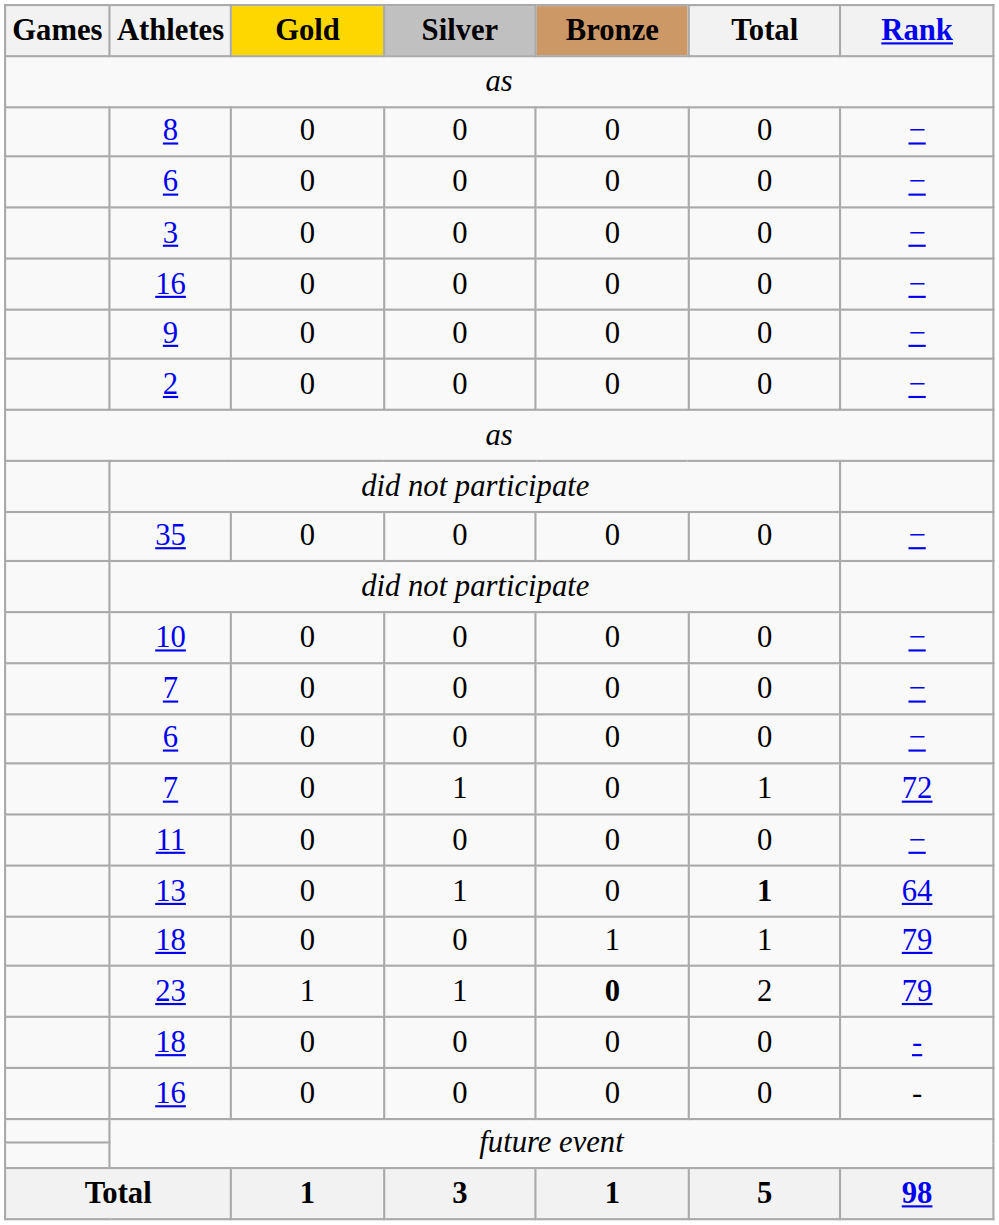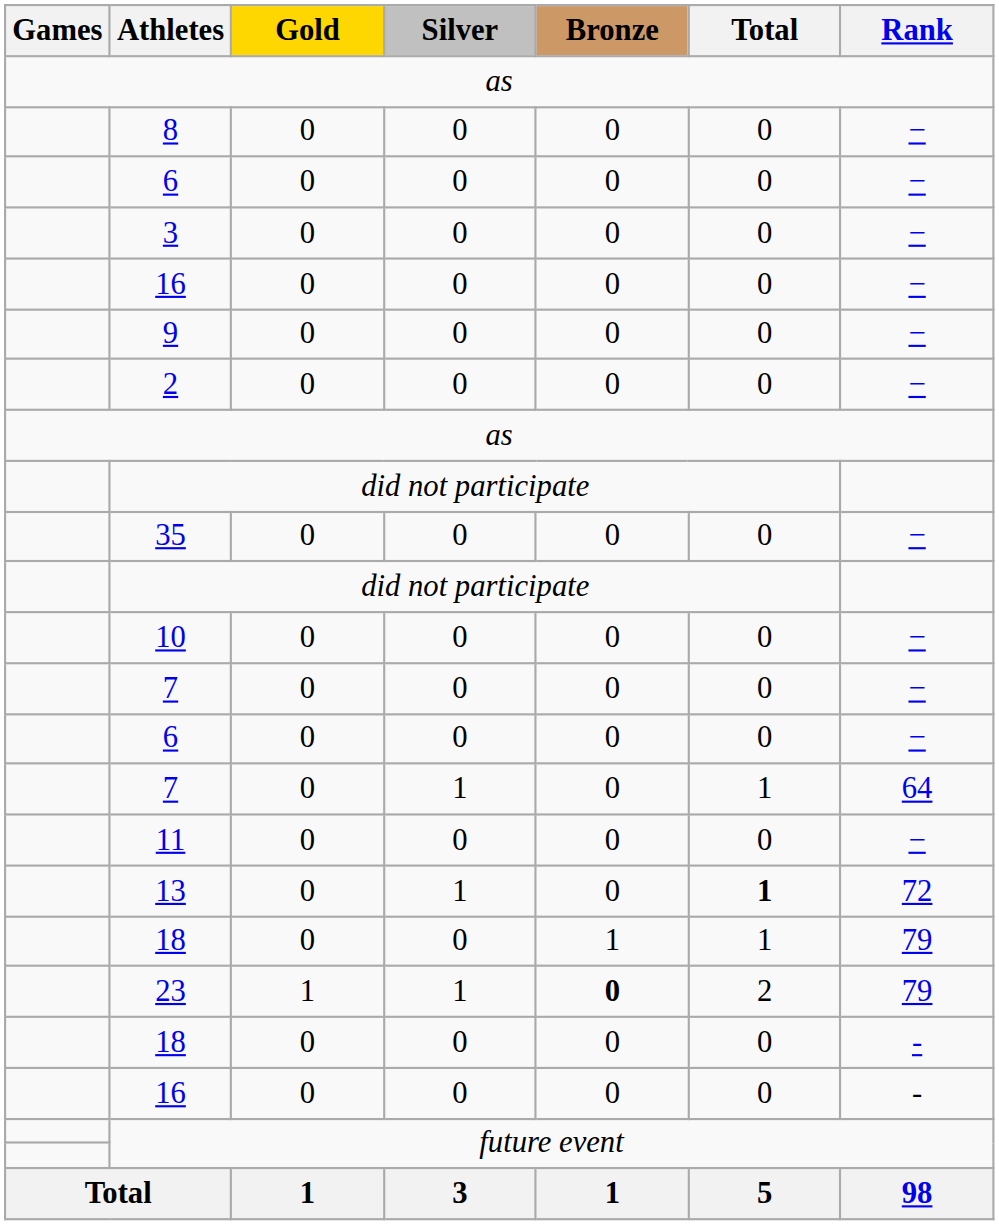(917, 788) 72 -> (917, 788) 64
(917, 890) 64 -> (917, 890) 72
